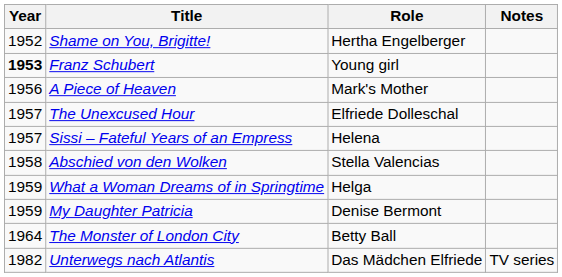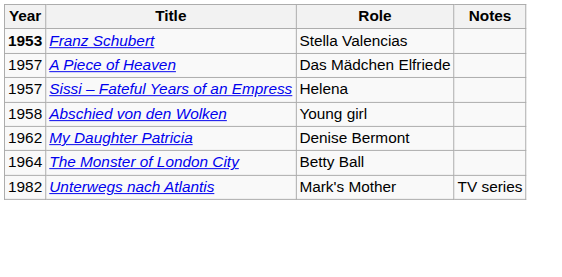- row: (130, 41)
(365, 65) Young girl -> (353, 41) Stella Valencias
(25, 89) 1956 -> (25, 65) 1957
(380, 89) Mark's Mother -> (375, 65) Das Mädchen Elfriede
- row: (122, 114)
(385, 162) Stella Valencias -> (333, 114) Young girl
- row: (187, 187)
(25, 211) 1959 -> (25, 138) 1962
(407, 260) Das Mädchen Elfriede -> (348, 187) Mark's Mother
